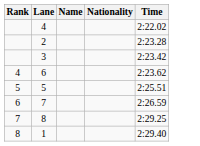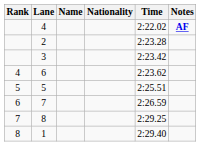+ column: (182, 12)
